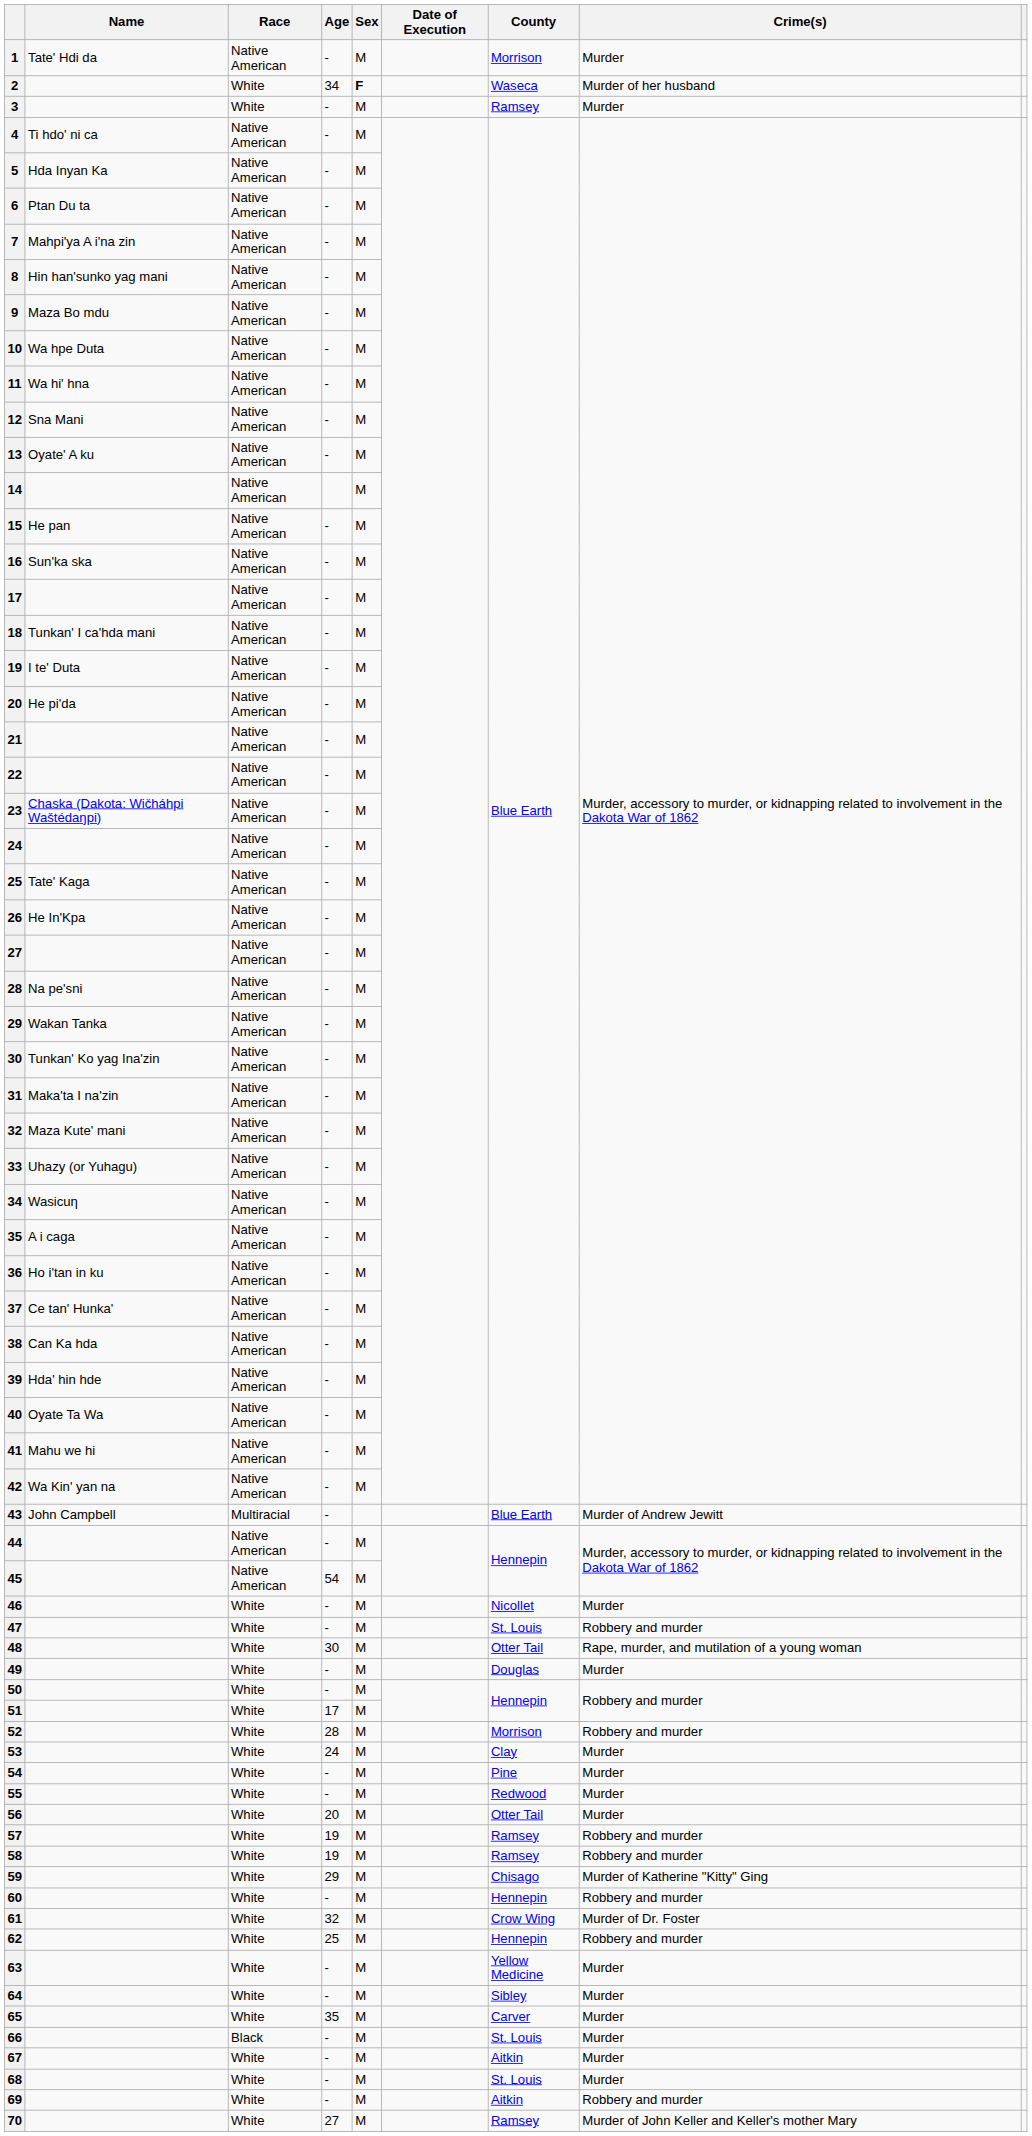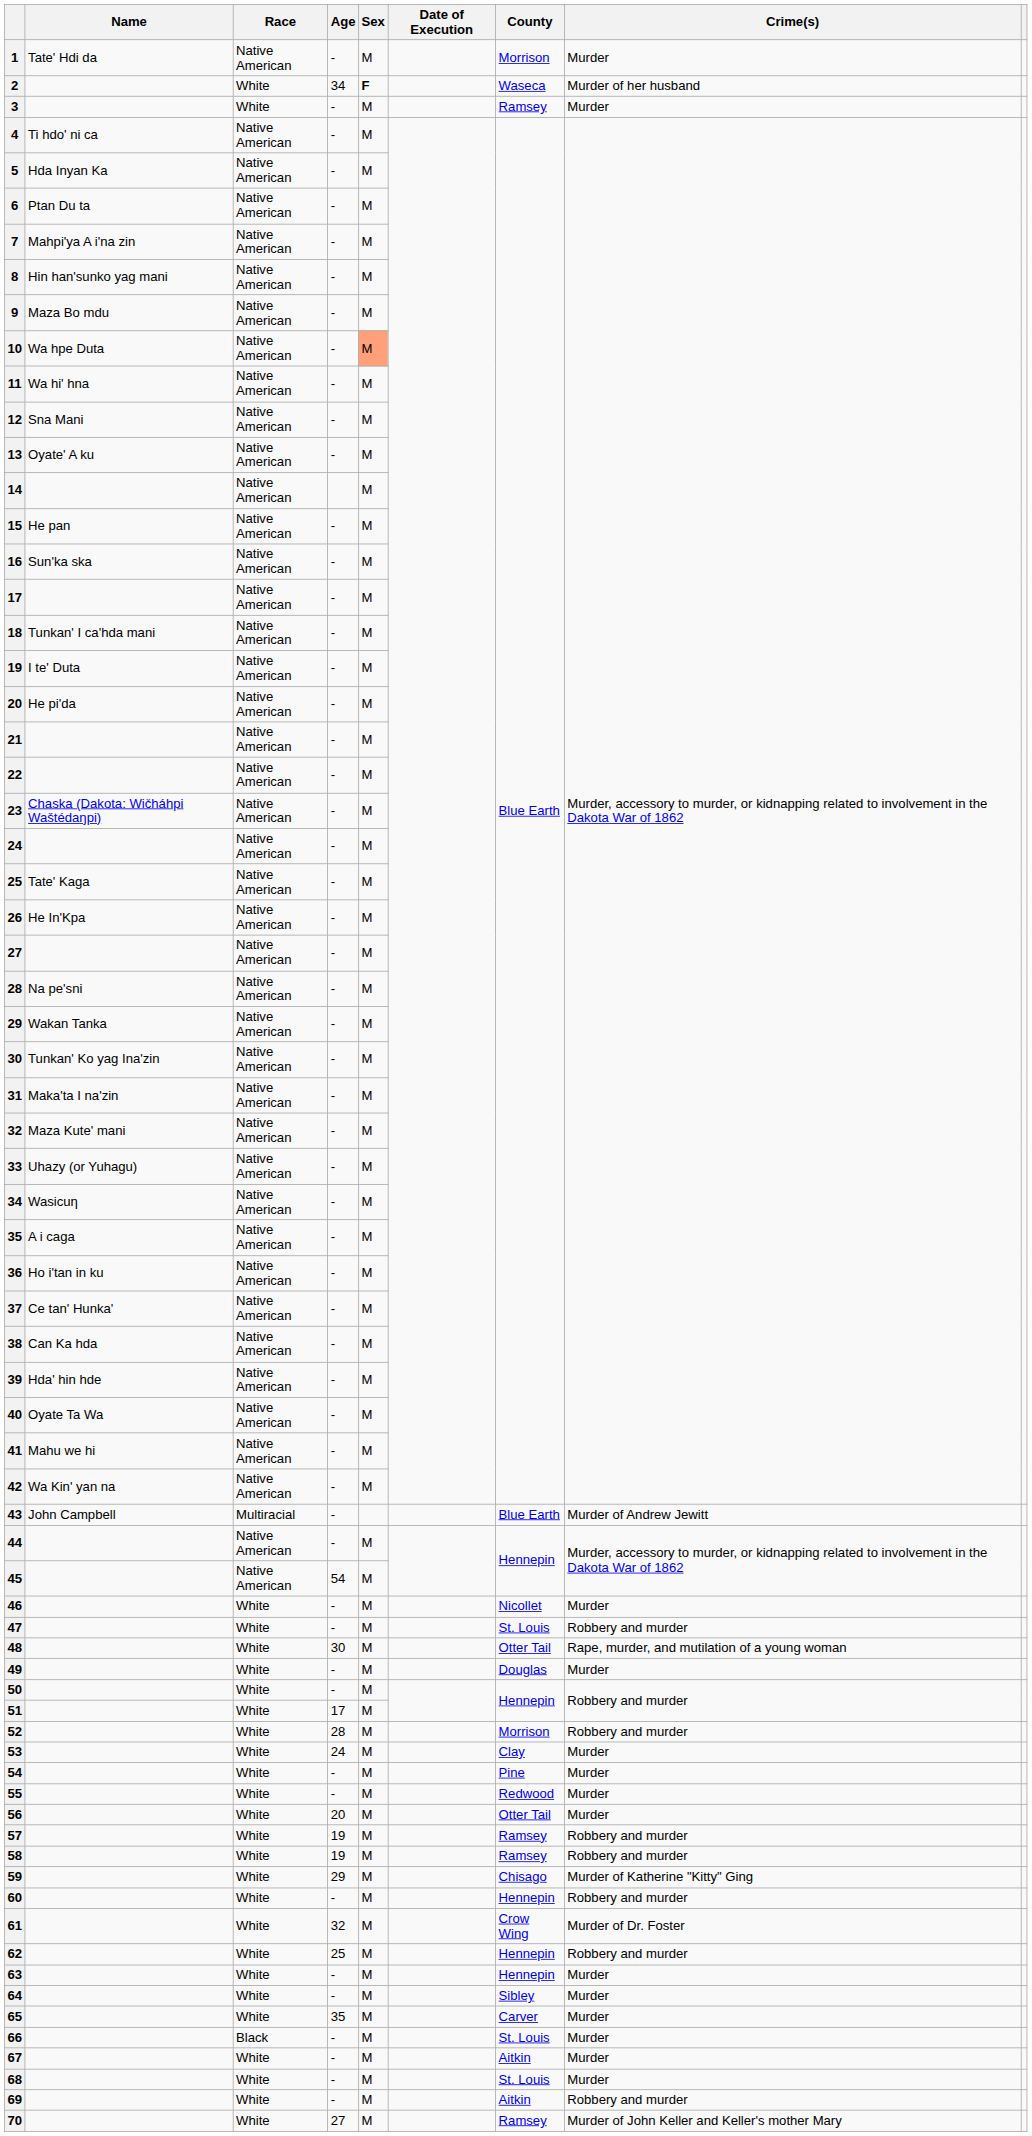(361, 348) no background -> (367, 348) lightsalmon background
(517, 1967) Yellow Medicine -> (527, 1975) Hennepin
